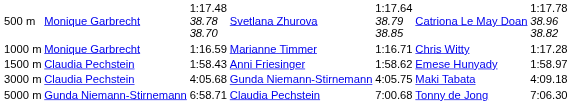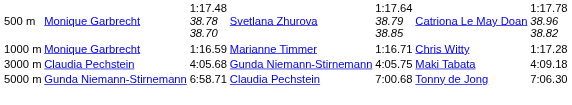- row: (267, 64)
